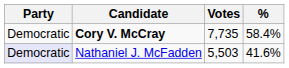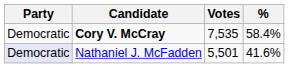(223, 33) 7,735 -> (223, 33) 7,535
(223, 53) 5,503 -> (223, 53) 5,501
